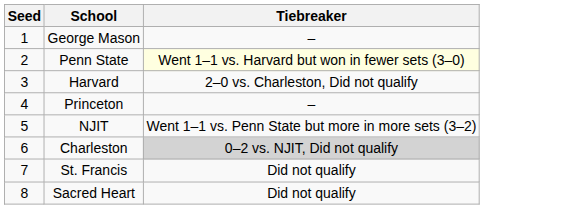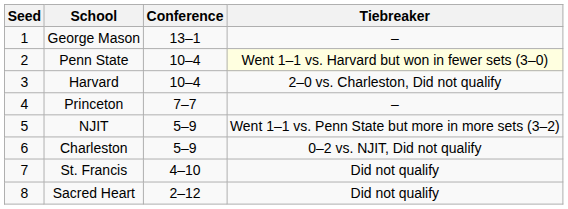+ column: (185, 16)
(311, 149) lightgrey background -> (395, 149) no background
